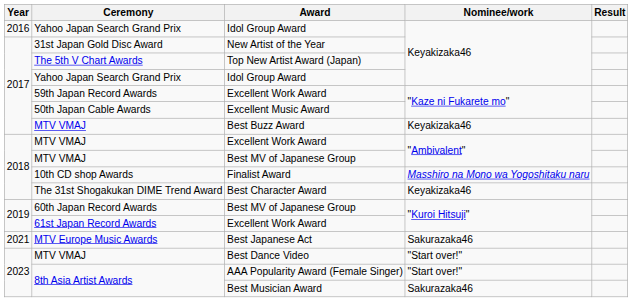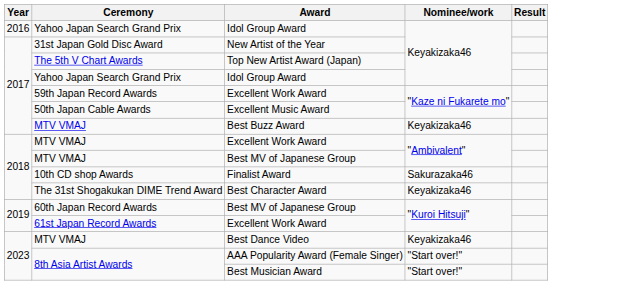(499, 175) Masshiro na Mono wa Yogoshitaku naru -> (440, 175) Sakurazaka46
- row: (18, 239)
(435, 256) "Start over!" -> (439, 239) Keyakizaka46
(440, 288) Sakurazaka46 -> (435, 272) "Start over!"
